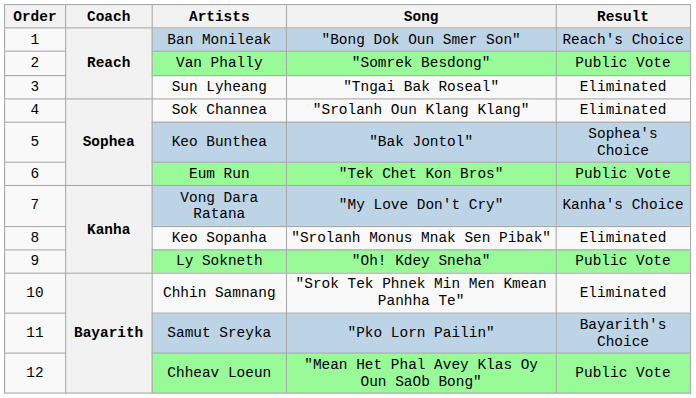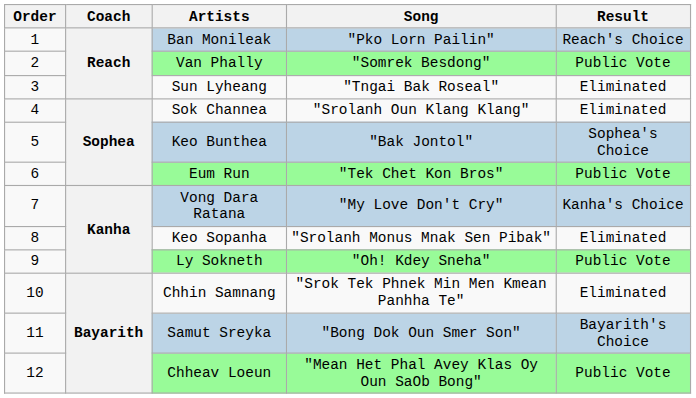(421, 40) "Bong Dok Oun Smer Son" -> (421, 40) "Pko Lorn Pailin"
(421, 333) "Pko Lorn Pailin" -> (421, 333) "Bong Dok Oun Smer Son"
